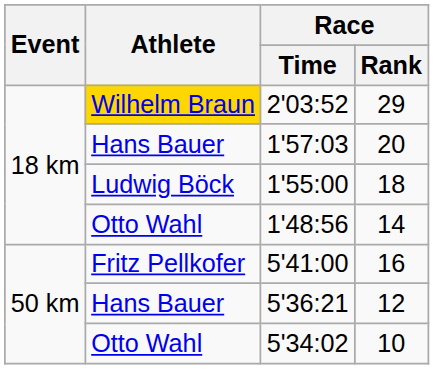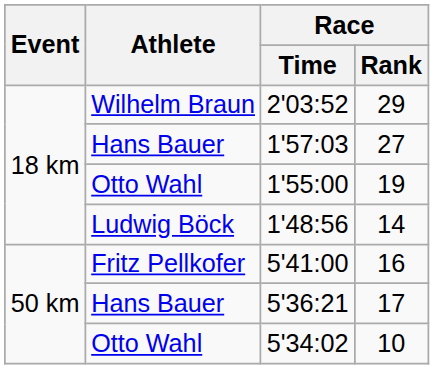(173, 105) gold background -> (173, 105) no background
(391, 145) 20 -> (391, 145) 27
(163, 184) Ludwig Böck -> (147, 184) Otto Wahl
(391, 184) 18 -> (391, 184) 19
(147, 224) Otto Wahl -> (163, 224) Ludwig Böck
(391, 304) 12 -> (391, 304) 17
